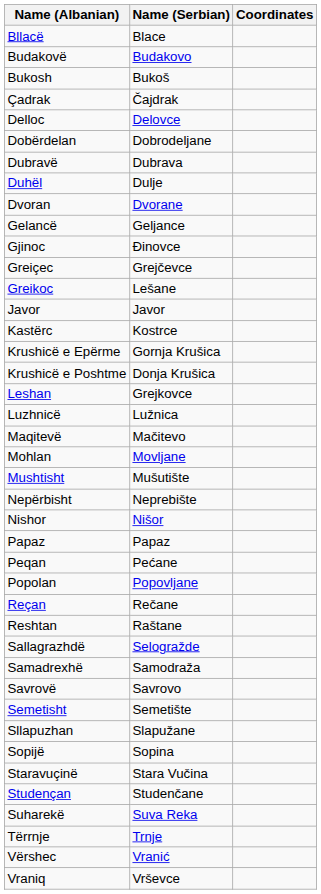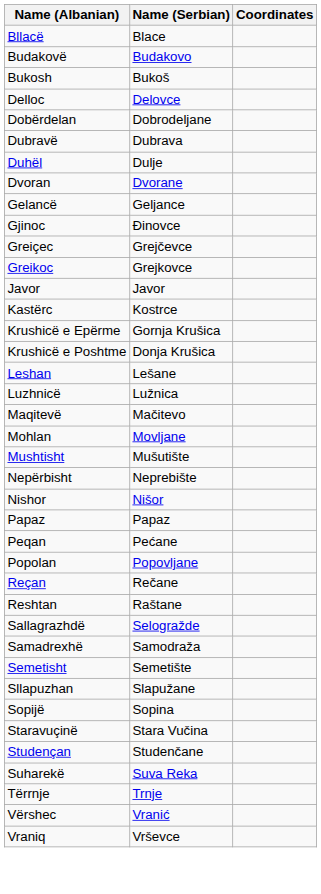- row: (29, 99)
(154, 288) Lešane -> (162, 267) Grejkovce
(162, 394) Grejkovce -> (154, 373) Lešane
- row: (32, 688)
